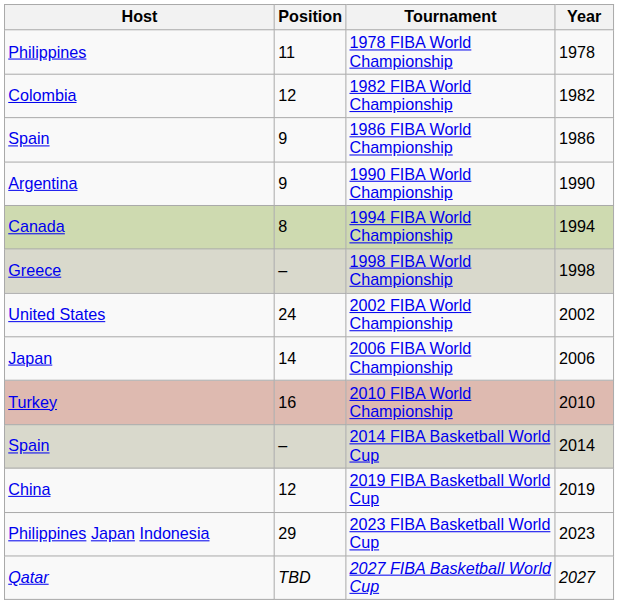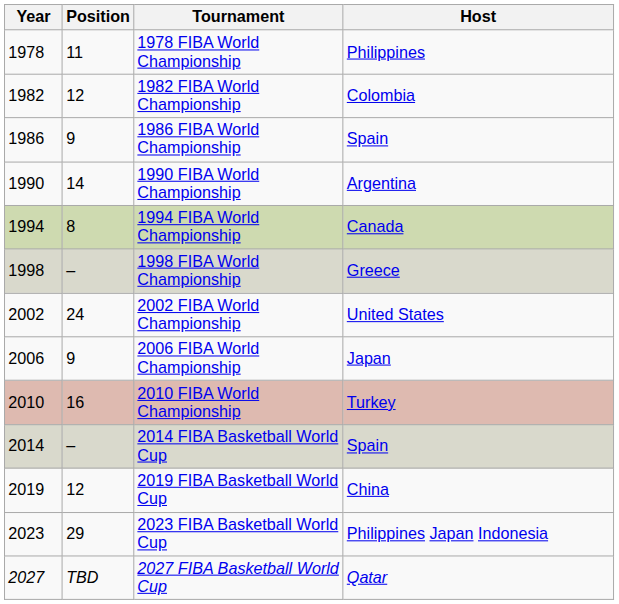columns swapped: (584, 17) <-> (140, 17)
(283, 183) 9 -> (75, 183) 14
(287, 358) 14 -> (71, 358) 9
